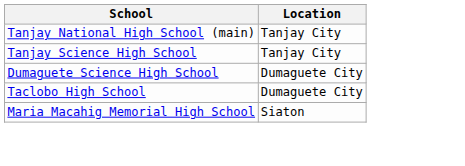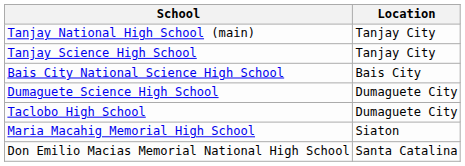+ row: (146, 73)
+ row: (179, 151)
